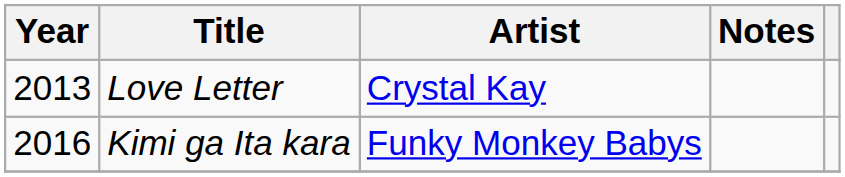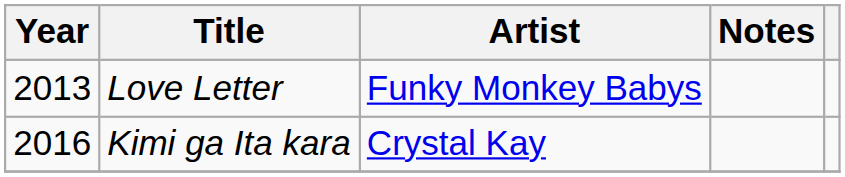(456, 87) Crystal Kay -> (534, 87) Funky Monkey Babys
(534, 143) Funky Monkey Babys -> (456, 143) Crystal Kay
